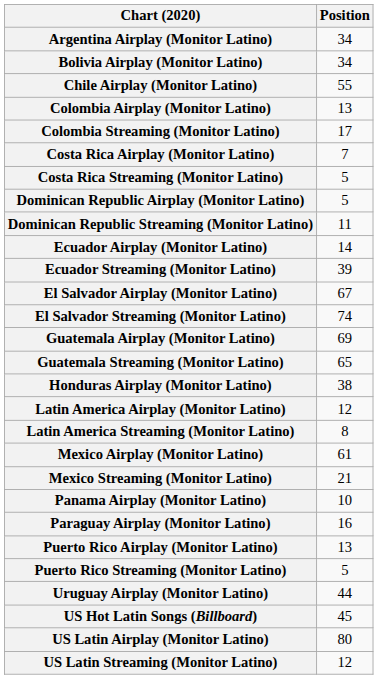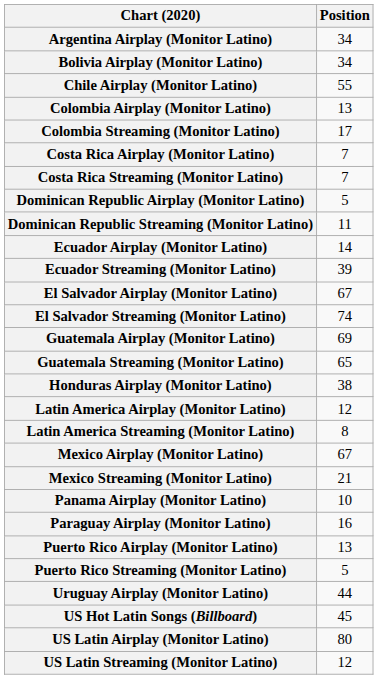(345, 177) 5 -> (345, 177) 7
(345, 454) 61 -> (345, 454) 67
